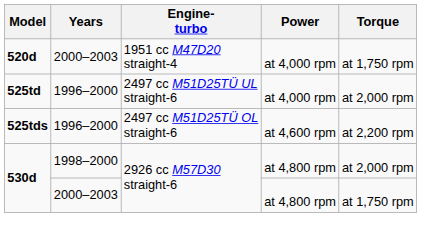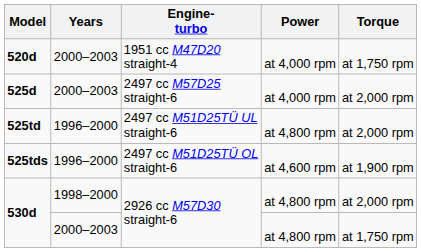+ row: (22, 91)
(300, 98) at 4,000 rpm -> (300, 133) at 4,800 rpm
(378, 133) at 2,200 rpm -> (378, 167) at 1,900 rpm
